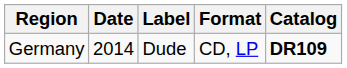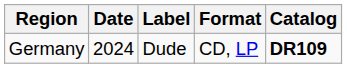(113, 48) 2014 -> (113, 48) 2024
